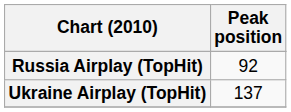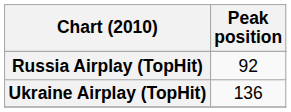(248, 93) 137 -> (248, 93) 136
